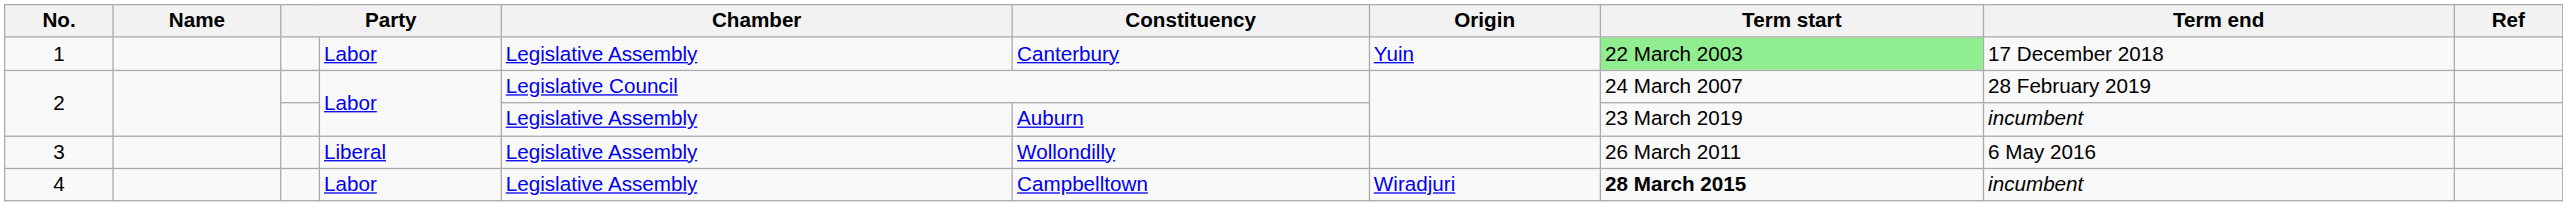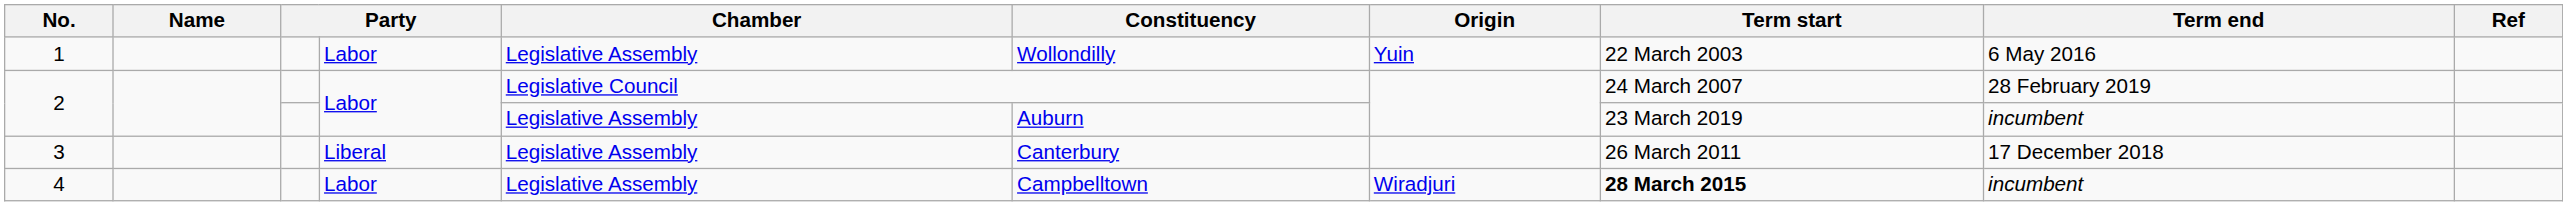(1068, 53) Canterbury -> (1066, 53) Wollondilly
(1674, 53) lightgreen background -> (1674, 53) no background
(2076, 53) 17 December 2018 -> (2042, 53) 6 May 2016
(1066, 151) Wollondilly -> (1068, 151) Canterbury
(2042, 151) 6 May 2016 -> (2076, 151) 17 December 2018
